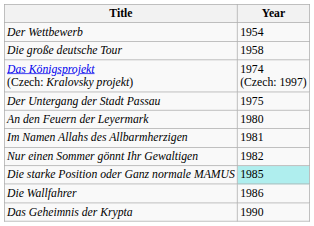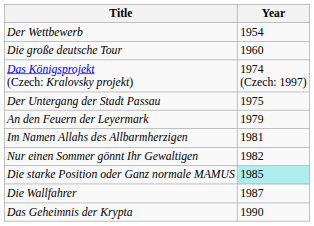(252, 50) 1958 -> (252, 50) 1960
(252, 119) 1980 -> (252, 119) 1979
(252, 193) 1986 -> (252, 193) 1987
